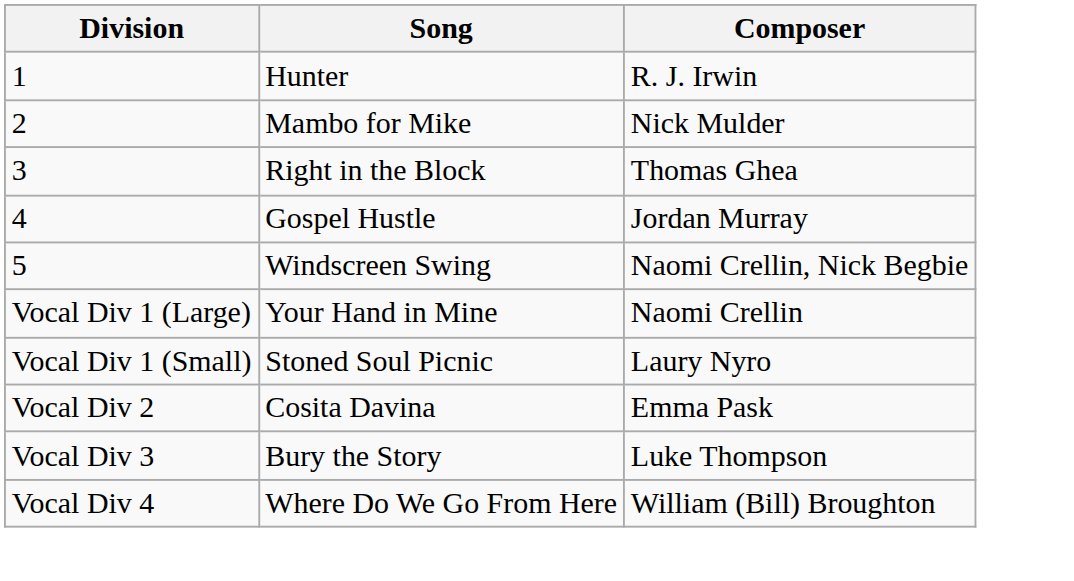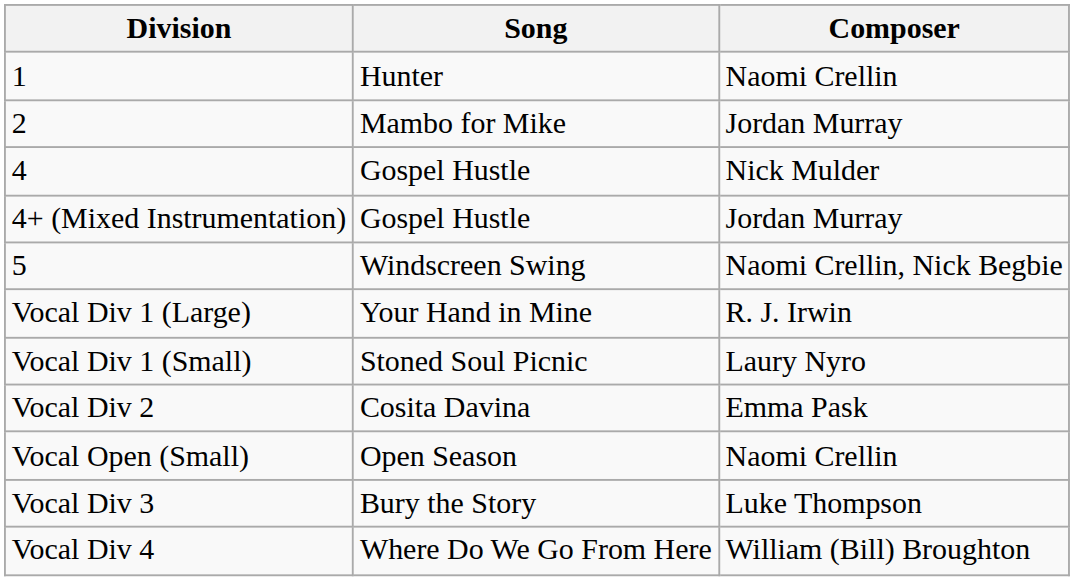(694, 75) R. J. Irwin -> (812, 75) Naomi Crellin
(708, 123) Nick Mulder -> (814, 123) Jordan Murray
- row: (19, 170)
(719, 218) Jordan Murray -> (802, 170) Nick Mulder
+ row: (179, 218)
(717, 312) Naomi Crellin -> (789, 312) R. J. Irwin
+ row: (130, 455)
